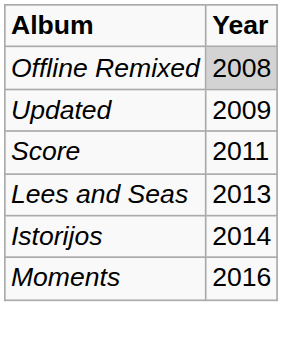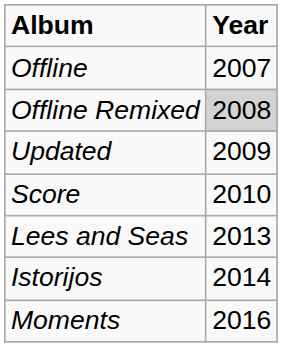+ row: (49, 67)
(241, 151) 2011 -> (242, 194) 2010
